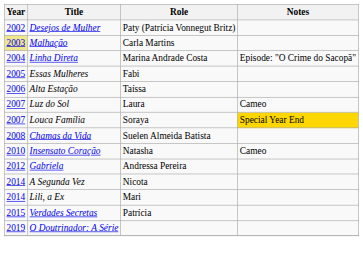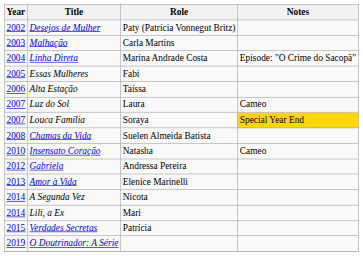(16, 43) khaki background -> (16, 43) no background
+ row: (53, 182)
